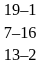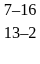- row: (20, 10)
